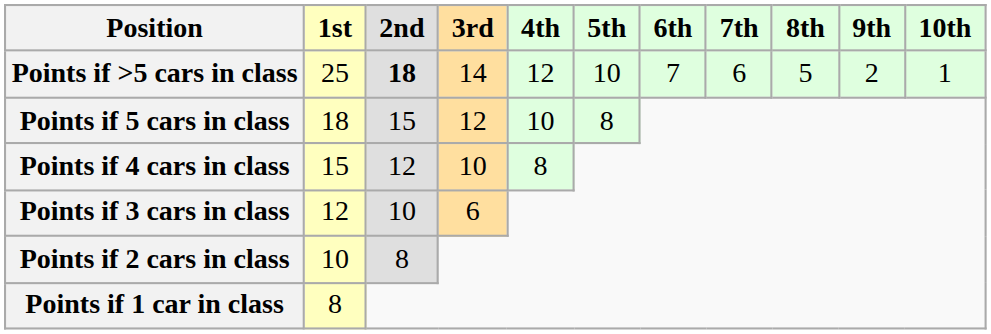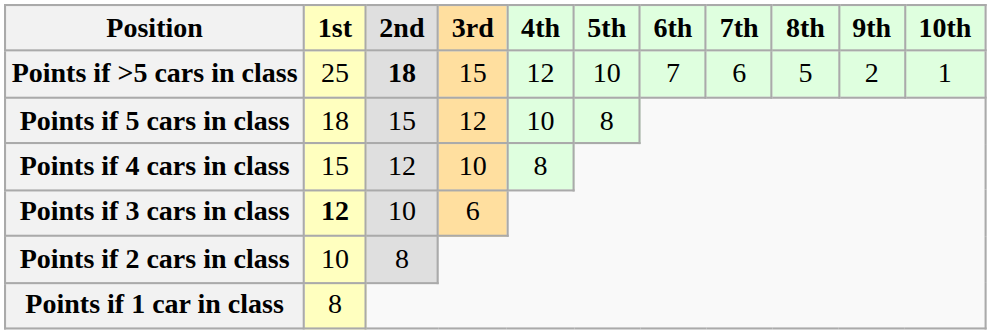(473, 73) 14 -> (473, 73) 15
(335, 212) normal -> (335, 212) bold
